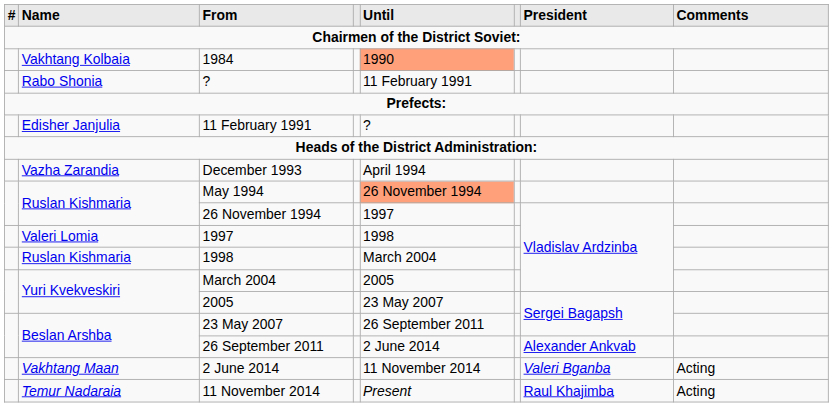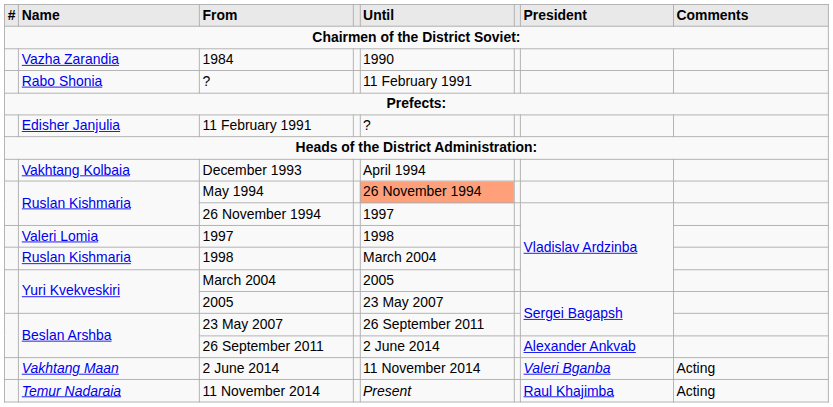(76, 59) Vakhtang Kolbaia -> (70, 59) Vazha Zarandia
(379, 59) lightsalmon background -> (379, 59) no background
(70, 170) Vazha Zarandia -> (76, 170) Vakhtang Kolbaia
